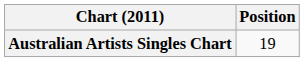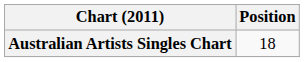(267, 43) 19 -> (267, 43) 18
